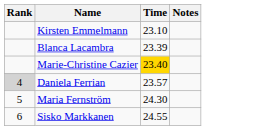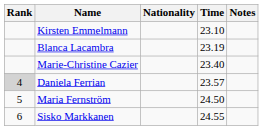+ column: (169, 13)
(155, 47) 23.39 -> (212, 47) 23.19
(155, 64) gold background -> (212, 64) no background
(155, 99) 24.30 -> (212, 99) 24.50
